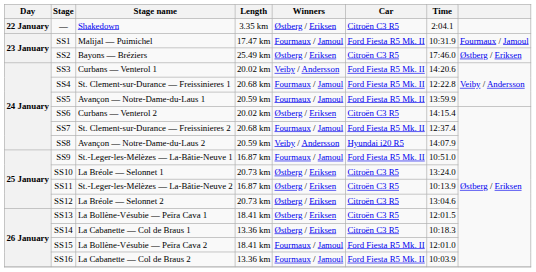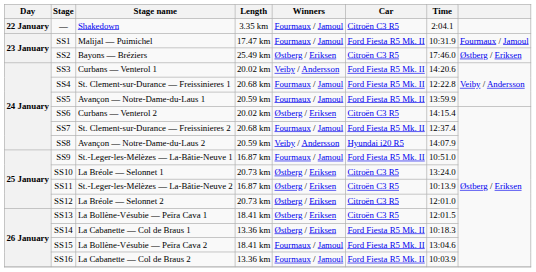(305, 25) Østberg / Eriksen -> (309, 25) Fourmaux / Jamoul
(442, 200) 13:04.6 -> (442, 200) 12:01.0
(373, 230) Citroën C3 R5 -> (386, 230) Ford Fiesta R5 Mk. II
(442, 244) 12:01.0 -> (442, 244) 13:04.6
